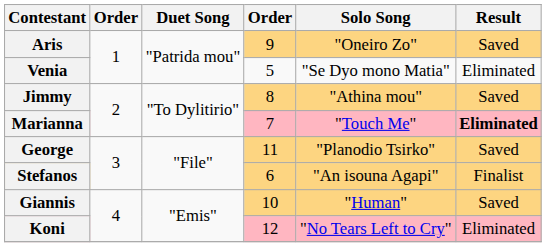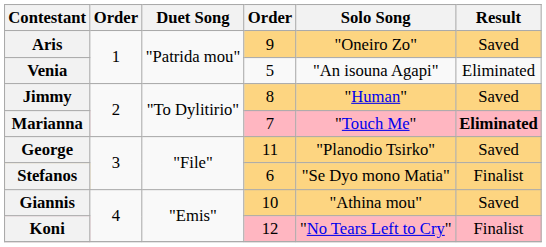(376, 70) "Se Dyo mono Matia" -> (376, 70) "An isouna Agapi"
(376, 96) "Athina mou" -> (376, 96) "Human"
(376, 176) "An isouna Agapi" -> (376, 176) "Se Dyo mono Matia"
(376, 202) "Human" -> (376, 202) "Athina mou"
(499, 228) Eliminated -> (499, 228) Finalist
